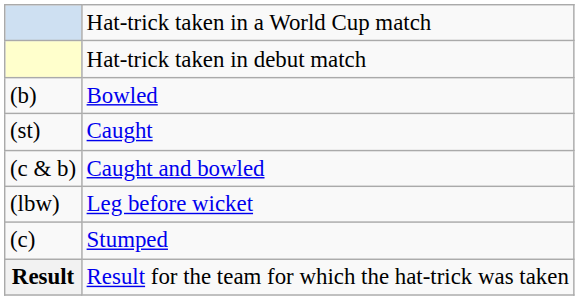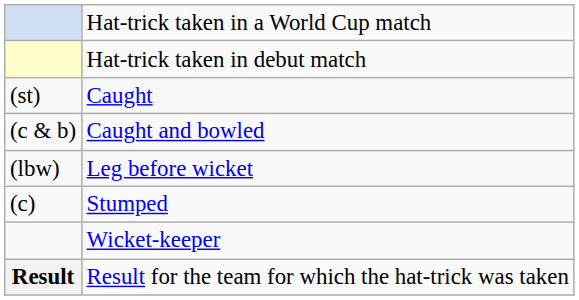- row: (122, 95)
+ row: (153, 240)
